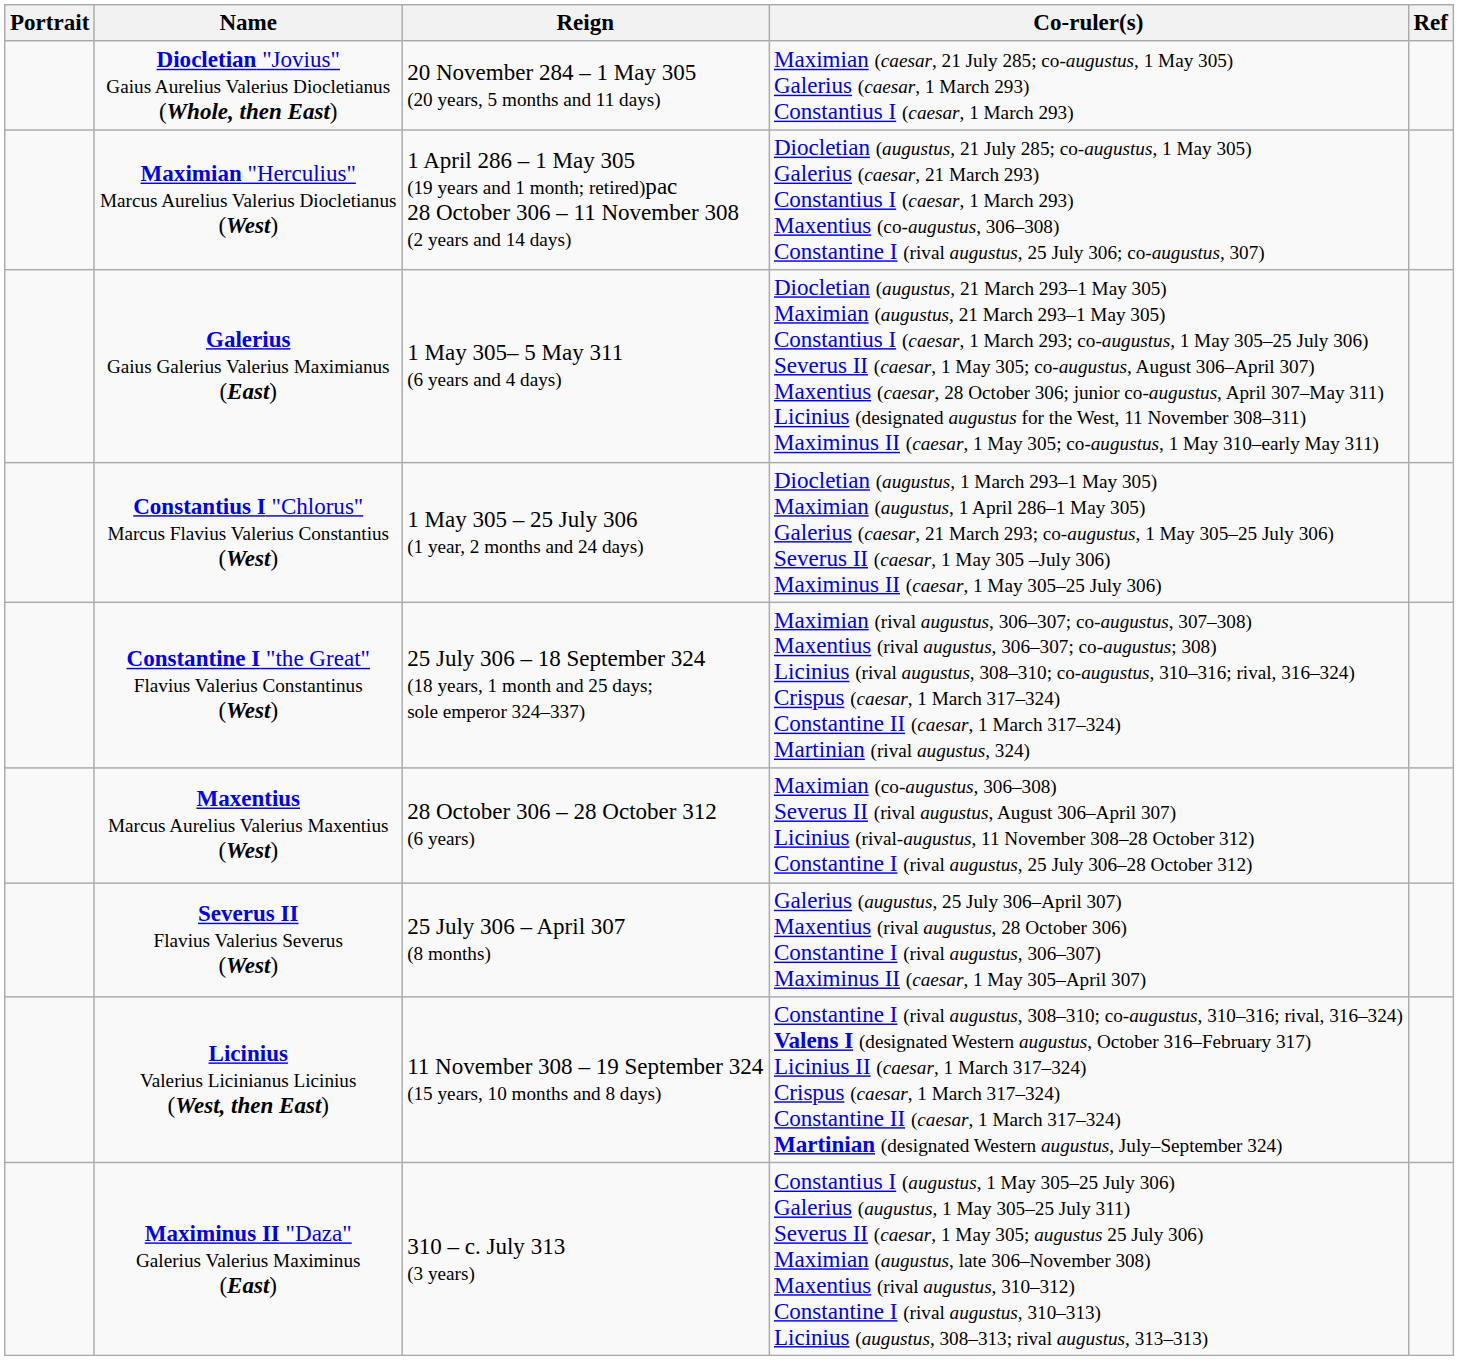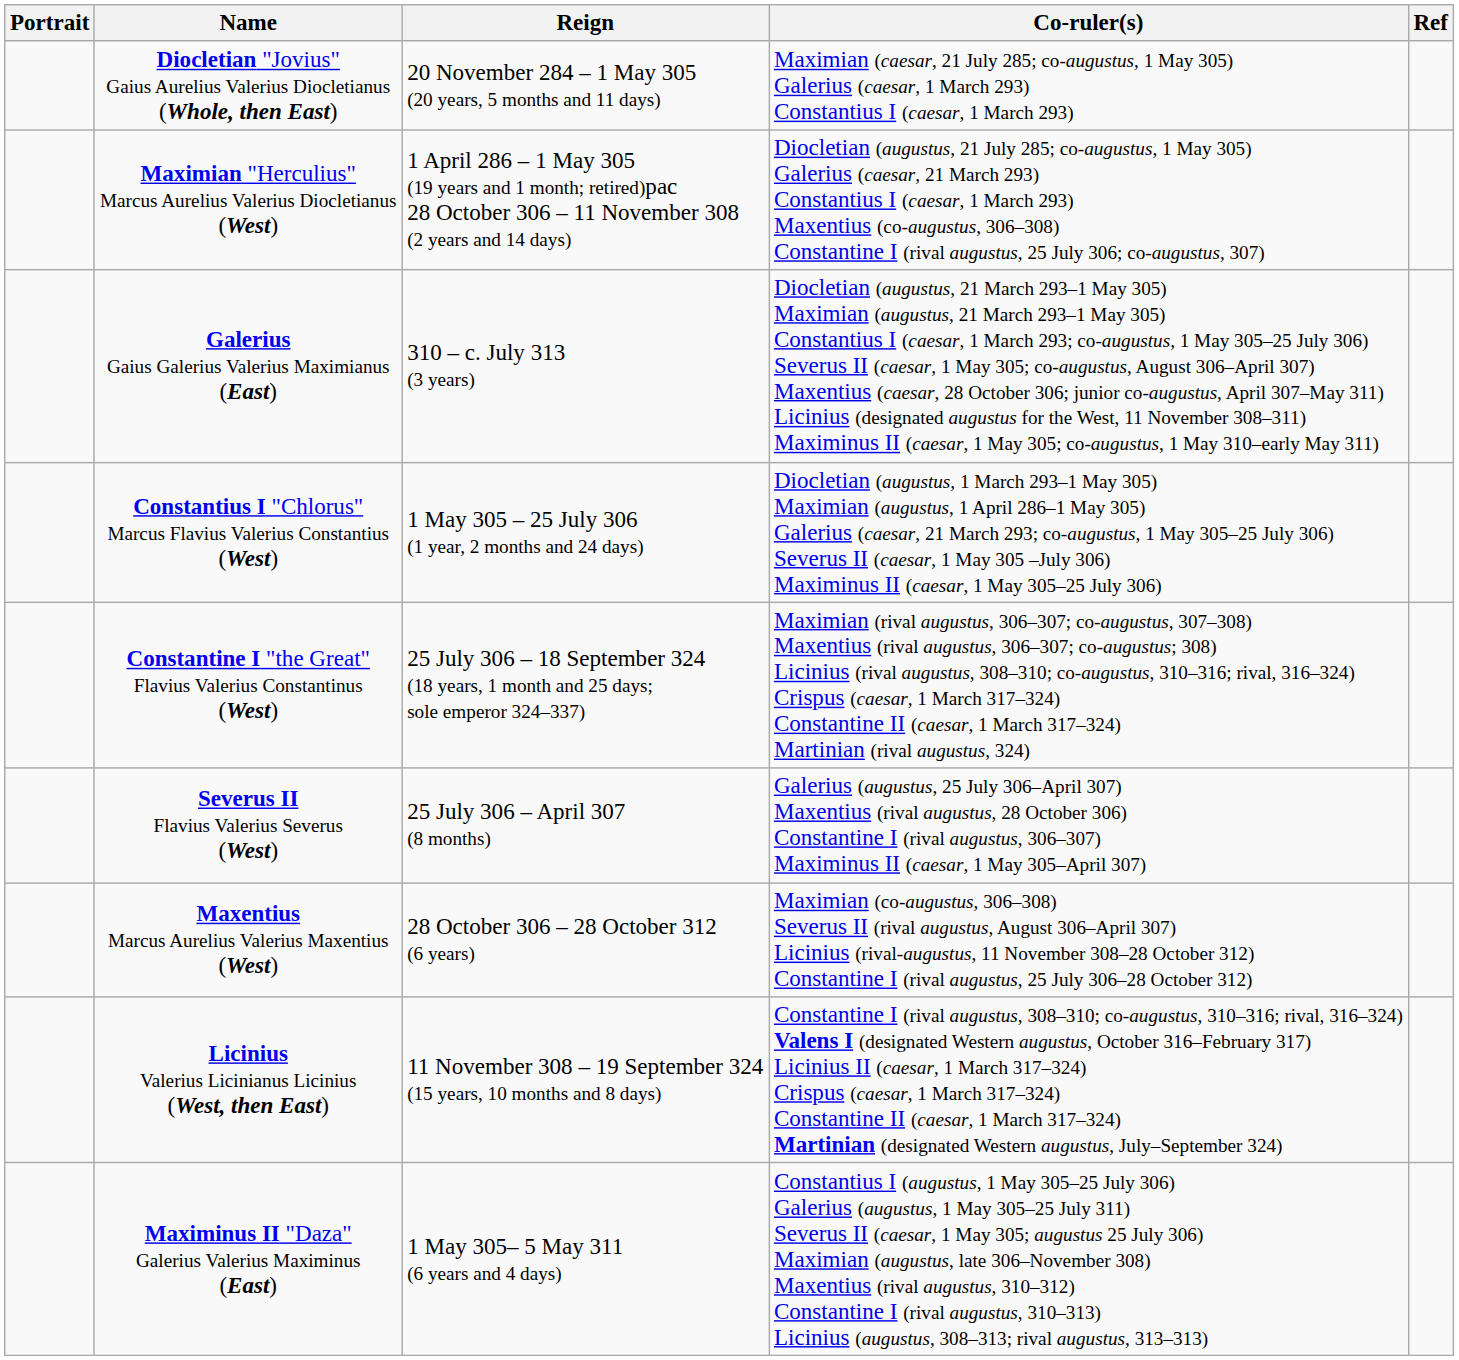(515, 365) 1 May 305– 5 May 311 (6 years and 4 days) -> (486, 365) 310 – c. July 313 (3 years)
rows swapped: (248, 939) <-> (248, 825)
(486, 1258) 310 – c. July 313 (3 years) -> (515, 1258) 1 May 305– 5 May 311 (6 years and 4 days)
